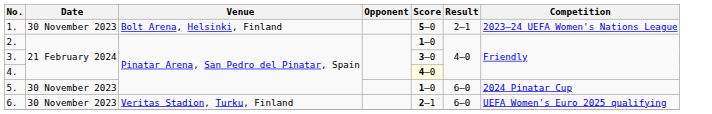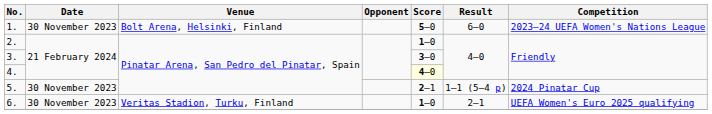(462, 27) 2–1 -> (476, 27) 6–0
(427, 87) 1–0 -> (427, 87) 2–1
(462, 87) 6–0 -> (476, 87) 1–1 (5–4 p)
(427, 102) 2–1 -> (427, 102) 1–0
(462, 102) 6–0 -> (476, 102) 2–1
